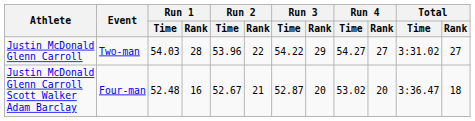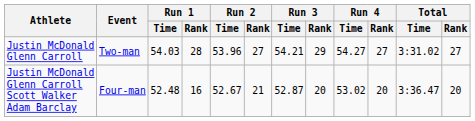(258, 51) 22 -> (258, 51) 27
(289, 51) 54.22 -> (289, 51) 54.21
(456, 90) 18 -> (456, 90) 20
